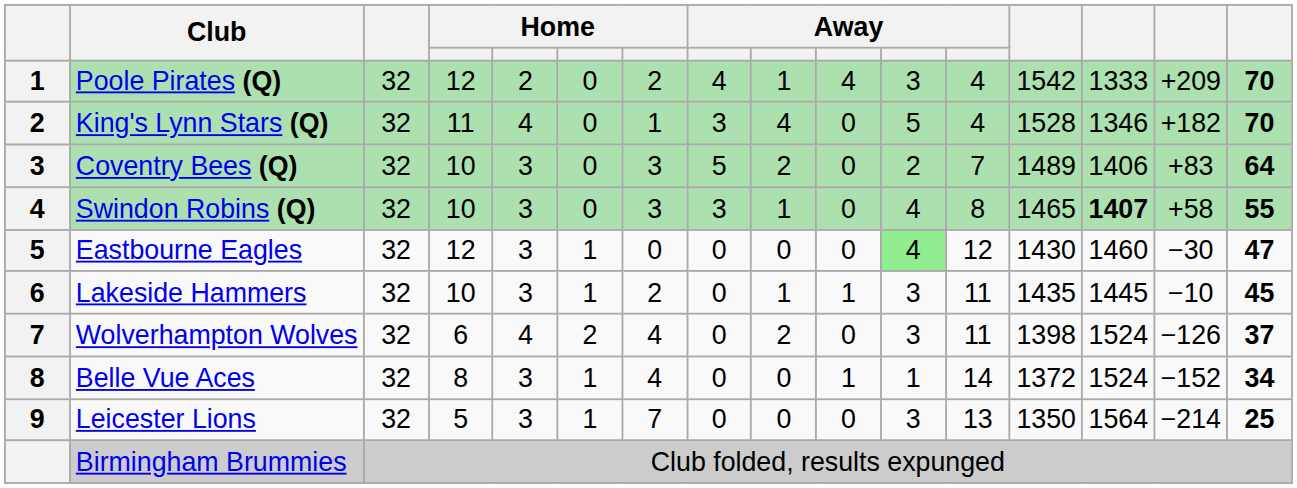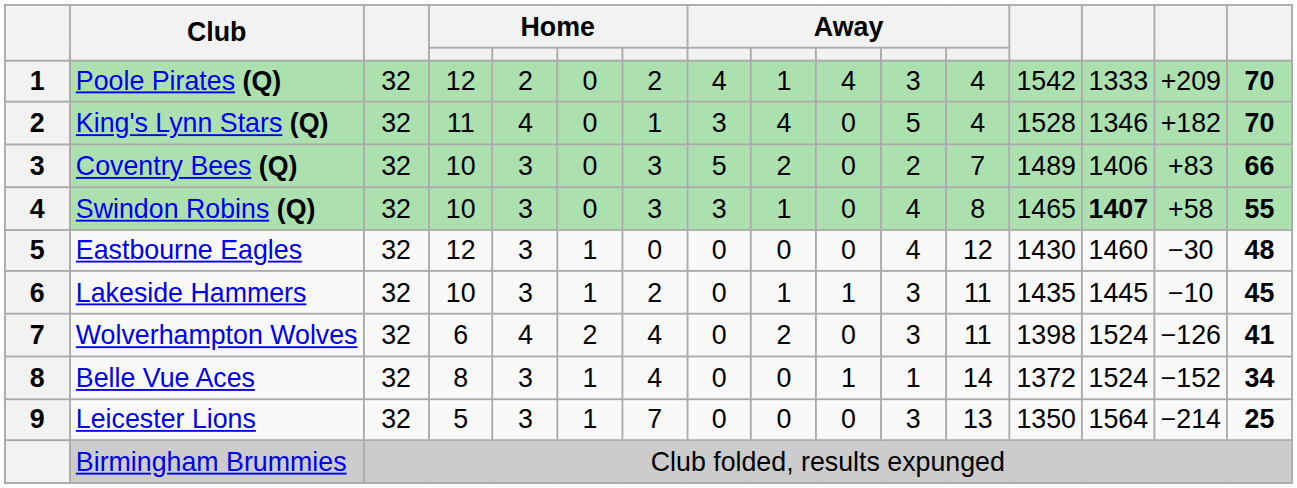(1260, 166) 64 -> (1260, 166) 66
(913, 251) lightgreen background -> (913, 251) no background
(1260, 251) 47 -> (1260, 251) 48
(1260, 335) 37 -> (1260, 335) 41
